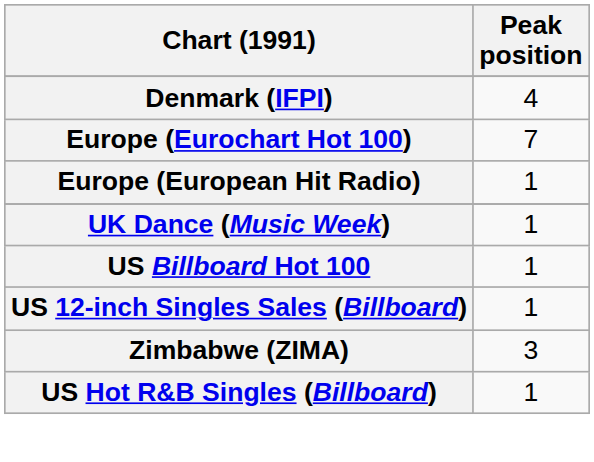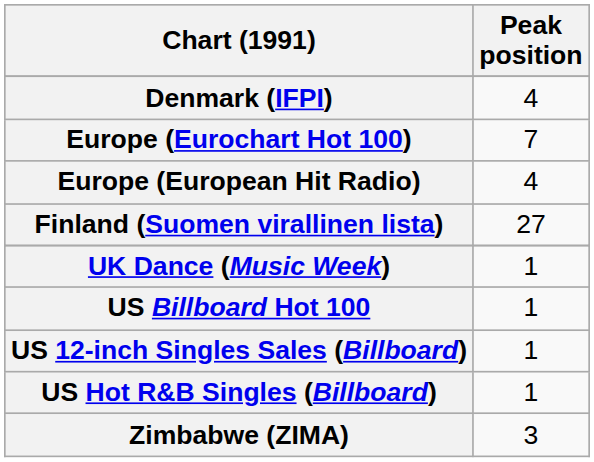(531, 181) 1 -> (531, 181) 4
+ row: (239, 223)
rows swapped: (239, 392) <-> (239, 350)
